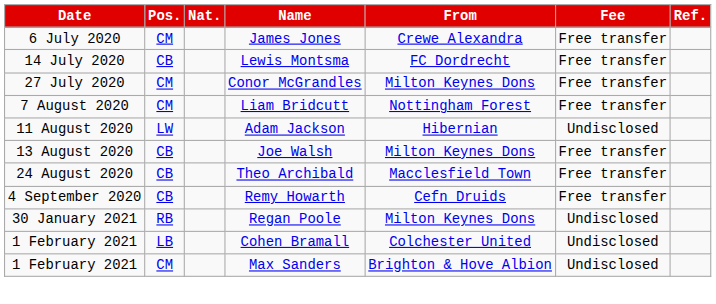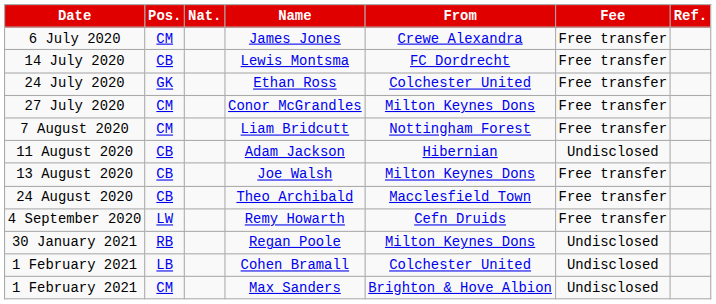+ row: (295, 84)
(165, 129) LW -> (165, 152) CB
(165, 197) CB -> (165, 220) LW
